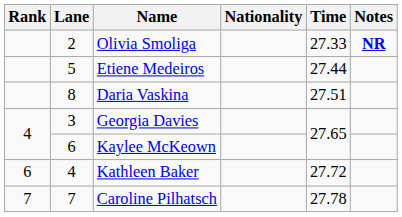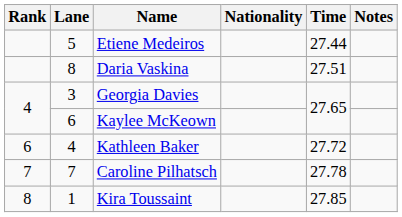- row: (146, 43)
+ row: (144, 198)
